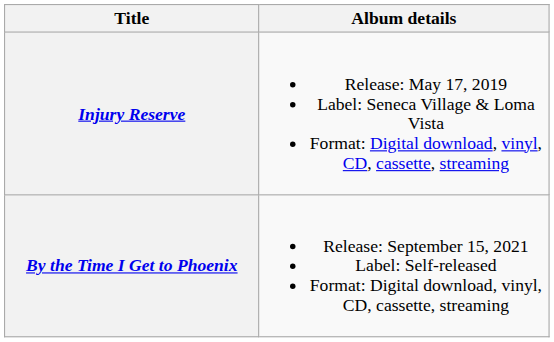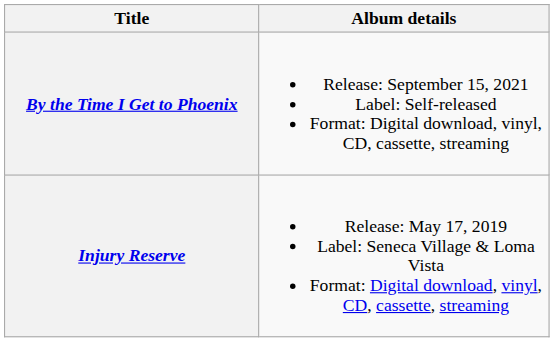rows swapped: (132, 113) <-> (132, 265)
